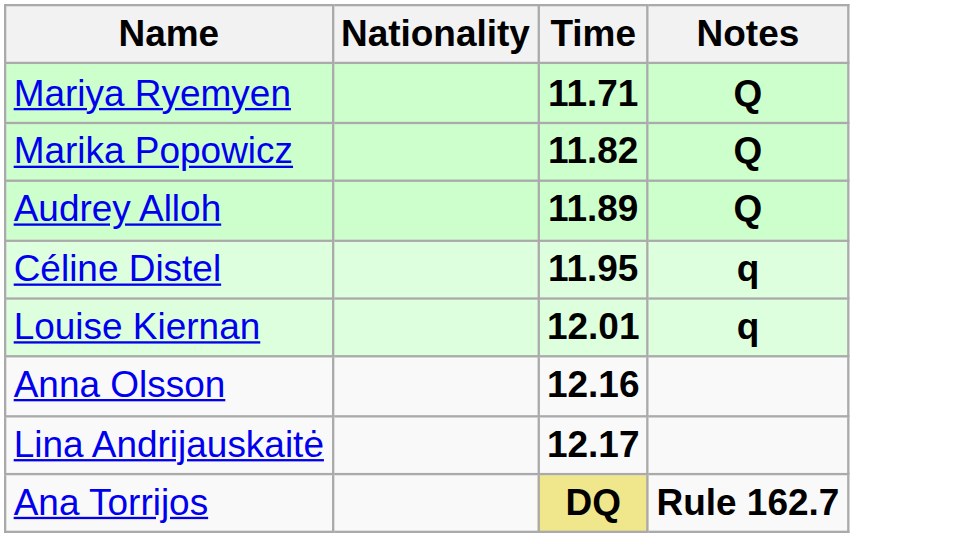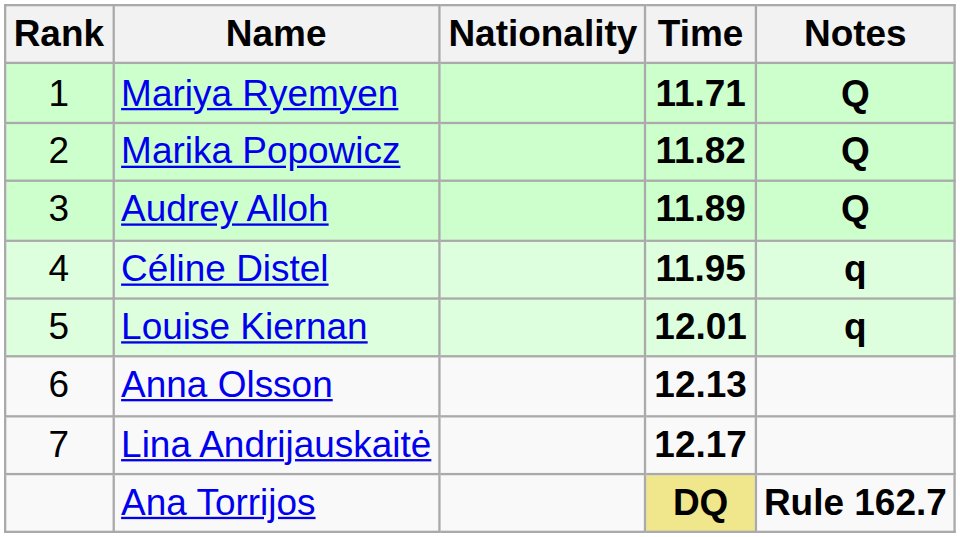+ column: (59, 33)
(593, 385) 12.16 -> (701, 385) 12.13
